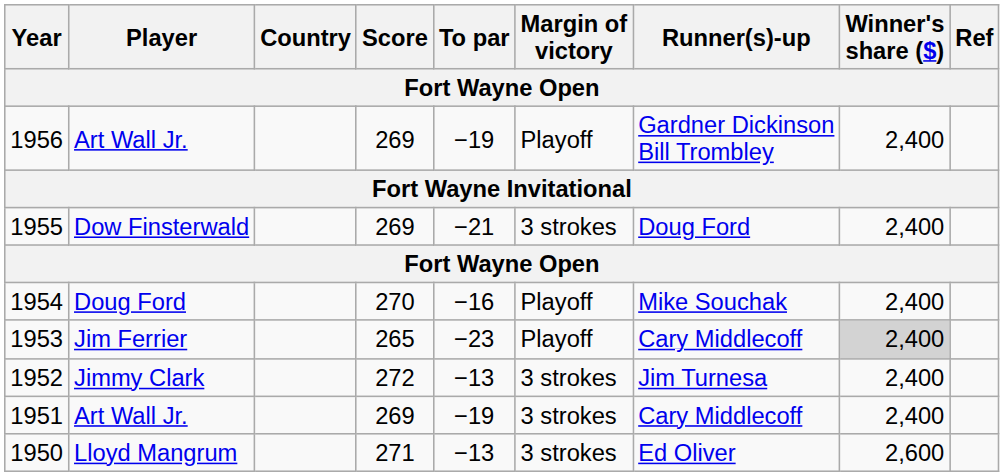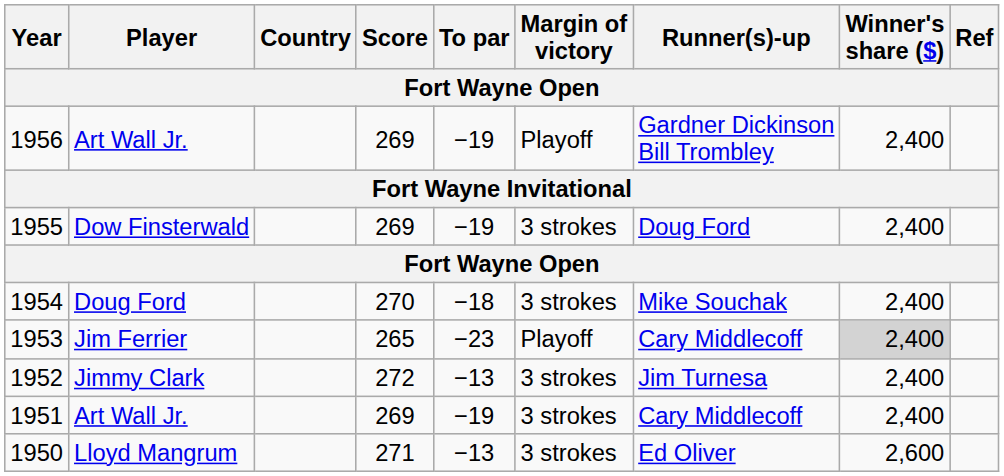(474, 227) −21 -> (474, 227) −19
(474, 302) −16 -> (474, 302) −18
(557, 302) Playoff -> (569, 302) 3 strokes
